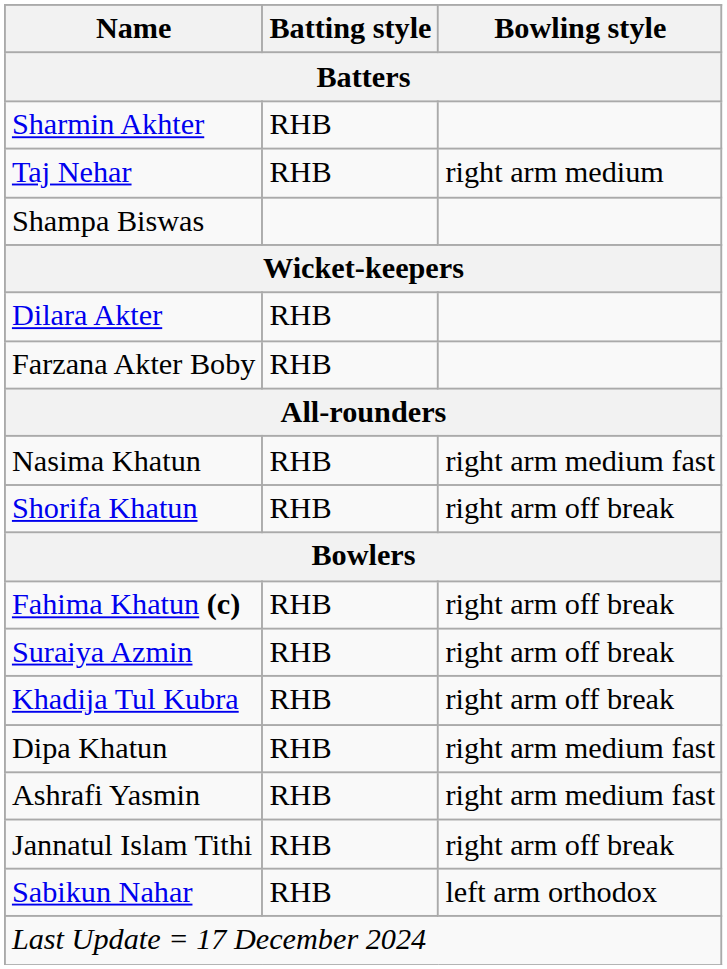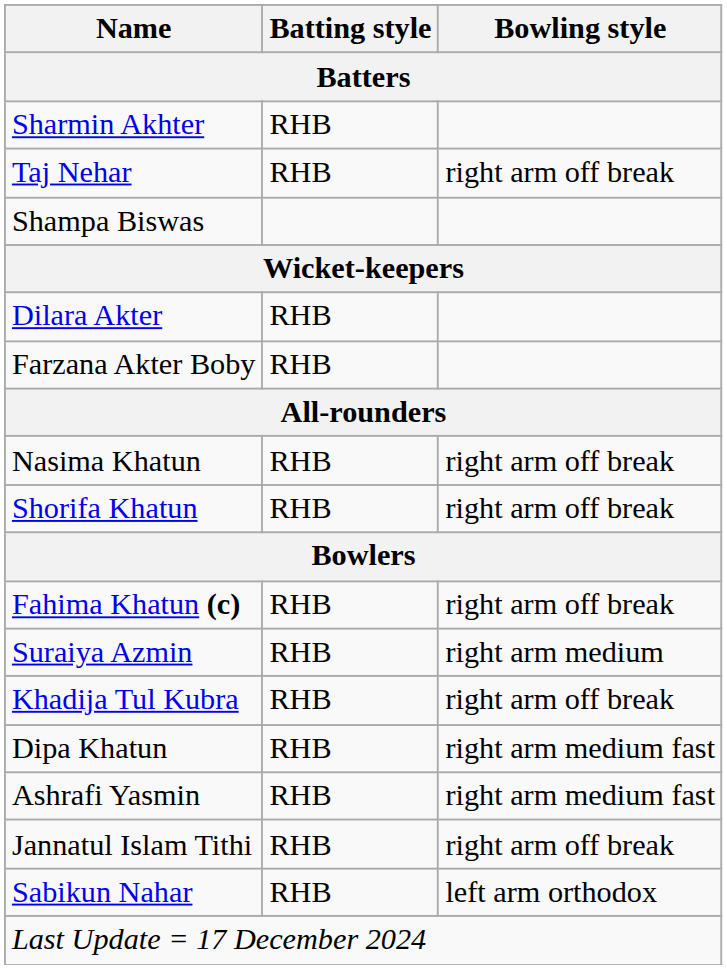(555, 172) right arm medium -> (560, 172) right arm off break
(580, 460) right arm medium fast -> (560, 460) right arm off break
(560, 651) right arm off break -> (555, 651) right arm medium
